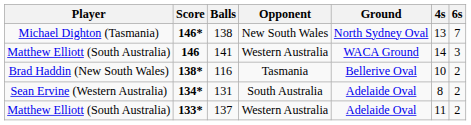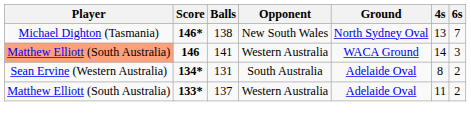(89, 52) no background -> (89, 52) lightsalmon background
- row: (190, 71)
